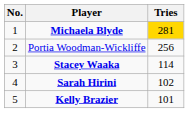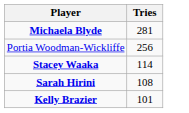- column: (15, 13)
(166, 30) gold background -> (145, 30) no background
(166, 82) 102 -> (145, 82) 108
